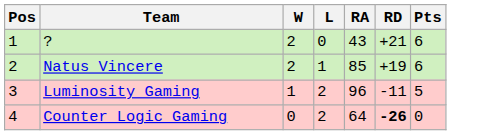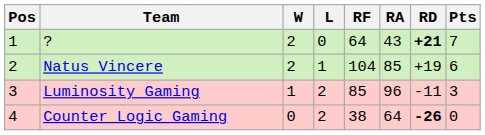+ column: (362, 17)
(393, 42) normal -> (428, 42) bold
(419, 42) 6 -> (454, 42) 7
(419, 92) 5 -> (454, 92) 3
